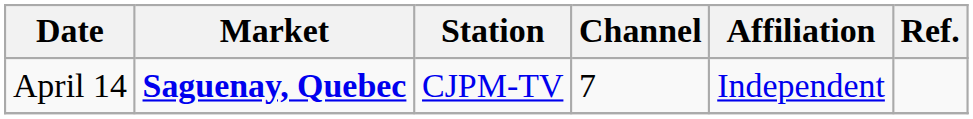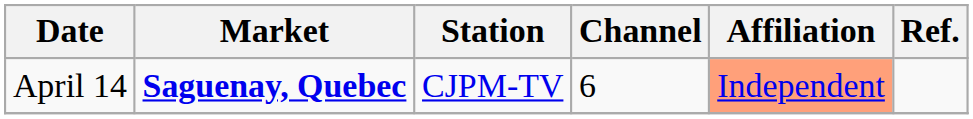(588, 85) 7 -> (588, 85) 6
(801, 85) no background -> (801, 85) lightsalmon background
